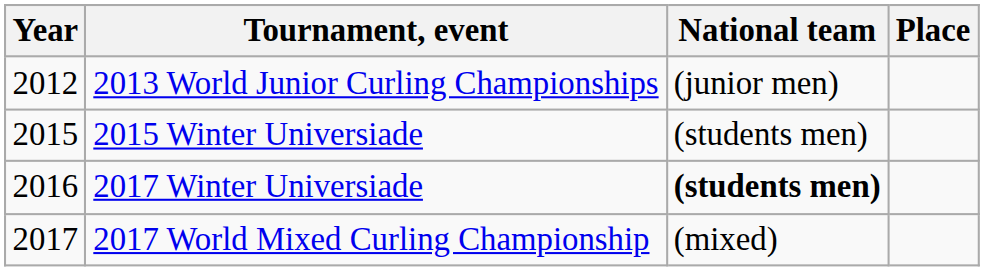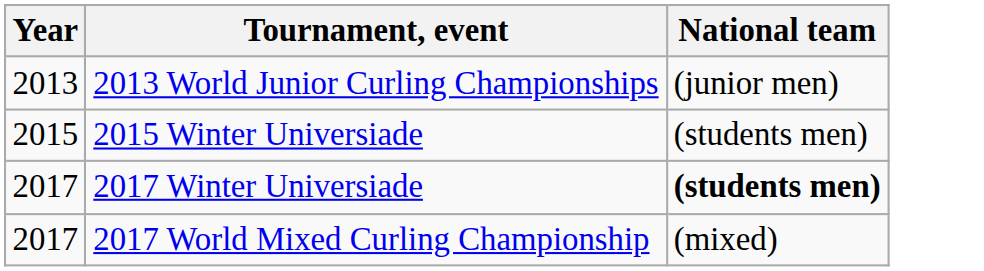- column: (933, 30)
(45, 82) 2012 -> (45, 82) 2013
(45, 186) 2016 -> (45, 186) 2017
